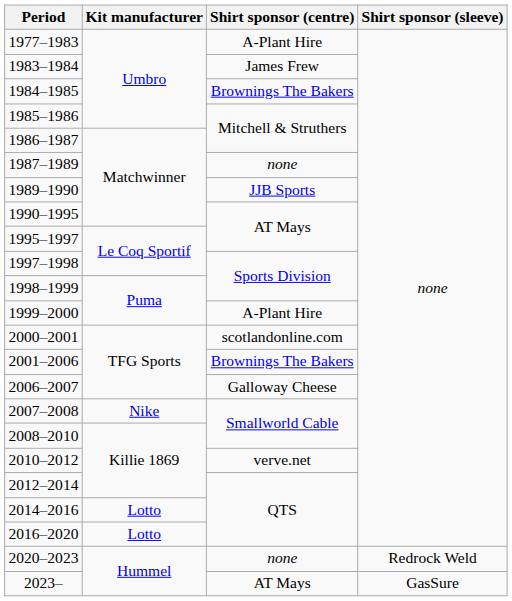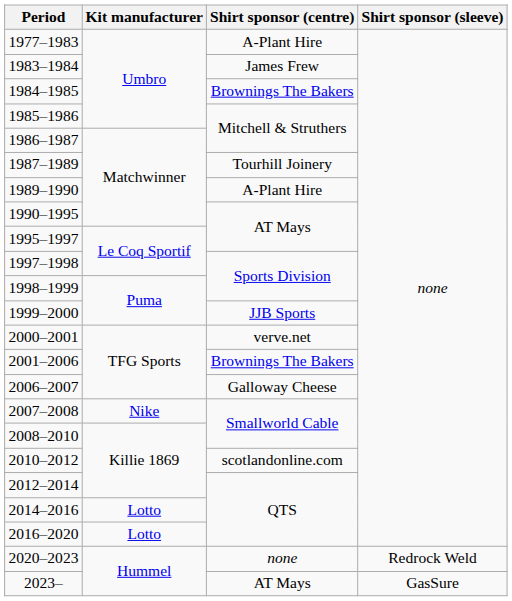(282, 165) none -> (282, 165) Tourhill Joinery
(282, 189) JJB Sports -> (282, 189) A-Plant Hire
(282, 312) A-Plant Hire -> (282, 312) JJB Sports
(282, 337) scotlandonline.com -> (282, 337) verve.net
(282, 460) verve.net -> (282, 460) scotlandonline.com
